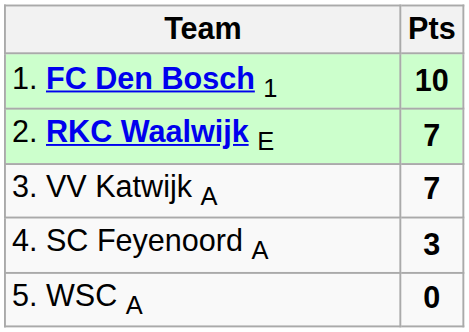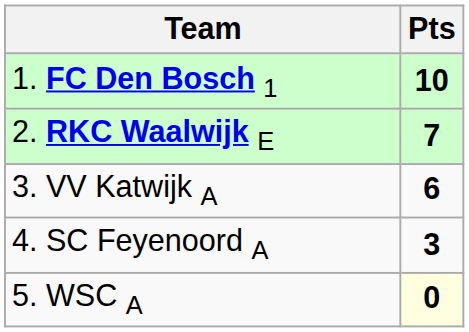(432, 189) 7 -> (432, 189) 6
(432, 299) no background -> (432, 299) lightyellow background
